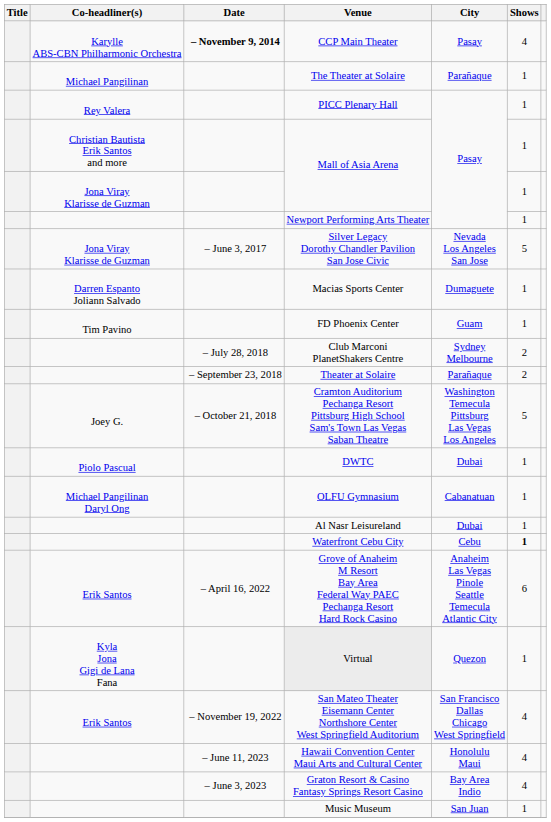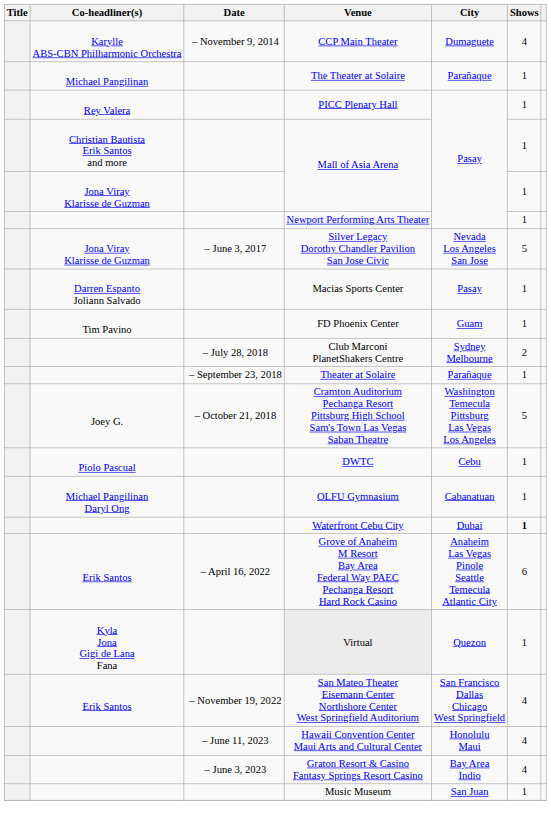(234, 41) bold -> (234, 41) normal
(470, 41) Pasay -> (470, 41) Dumaguete
(470, 289) Dumaguete -> (470, 289) Pasay
(524, 375) 2 -> (524, 375) 1
(470, 462) Dubai -> (470, 462) Cebu
- row: (107, 525)
(470, 542) Cebu -> (470, 525) Dubai
